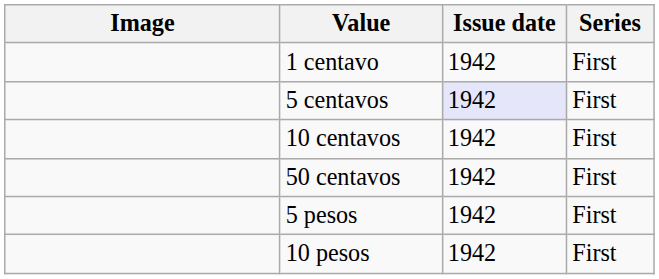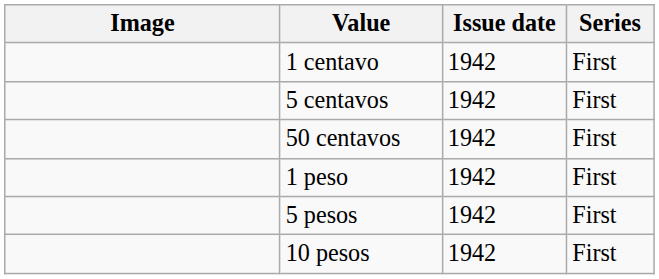(472, 100) lavender background -> (472, 100) no background
- row: (343, 138)
+ row: (317, 176)
